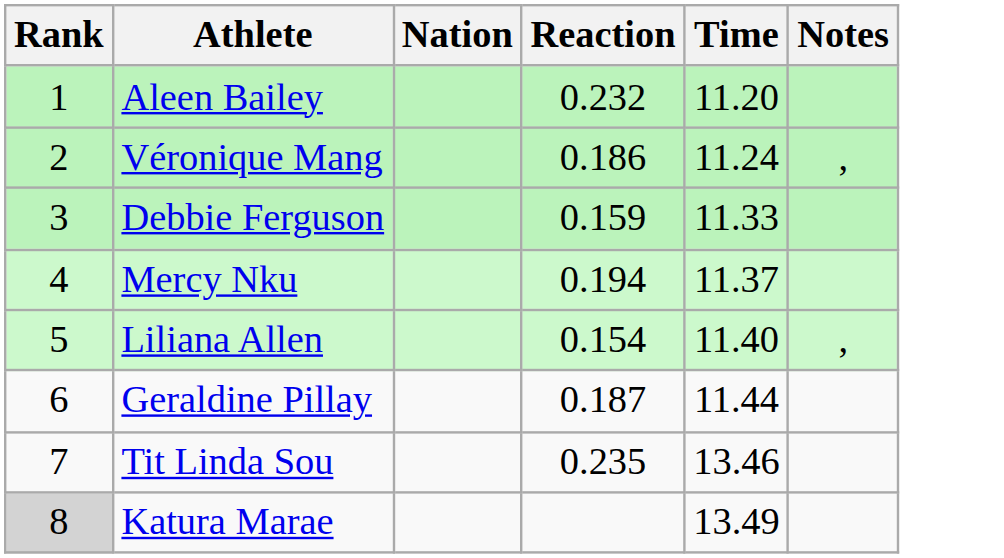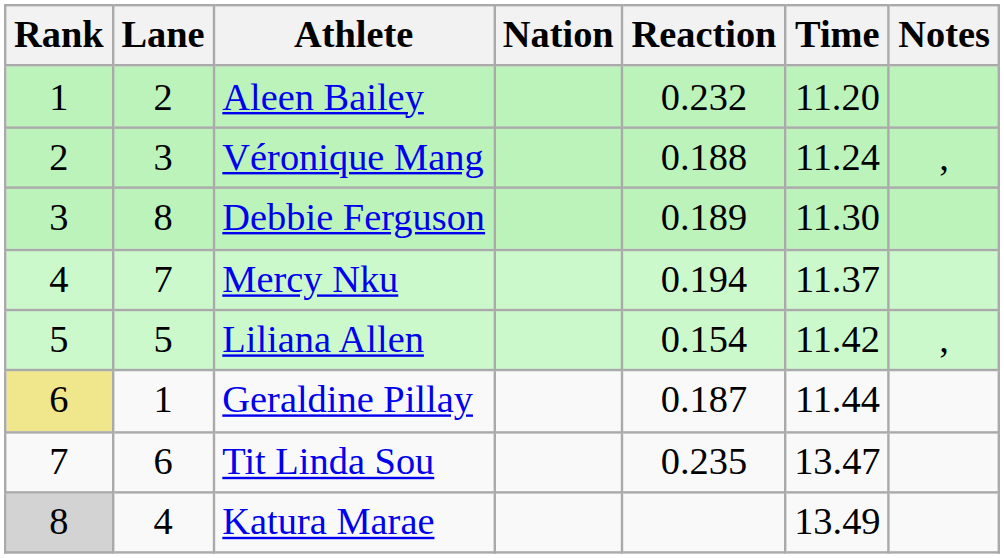+ column: (163, 34)
(603, 156) 0.186 -> (704, 156) 0.188
(603, 217) 0.159 -> (704, 217) 0.189
(736, 217) 11.33 -> (837, 217) 11.30
(736, 339) 11.40 -> (837, 339) 11.42
(59, 400) no background -> (59, 400) khaki background
(736, 461) 13.46 -> (837, 461) 13.47
